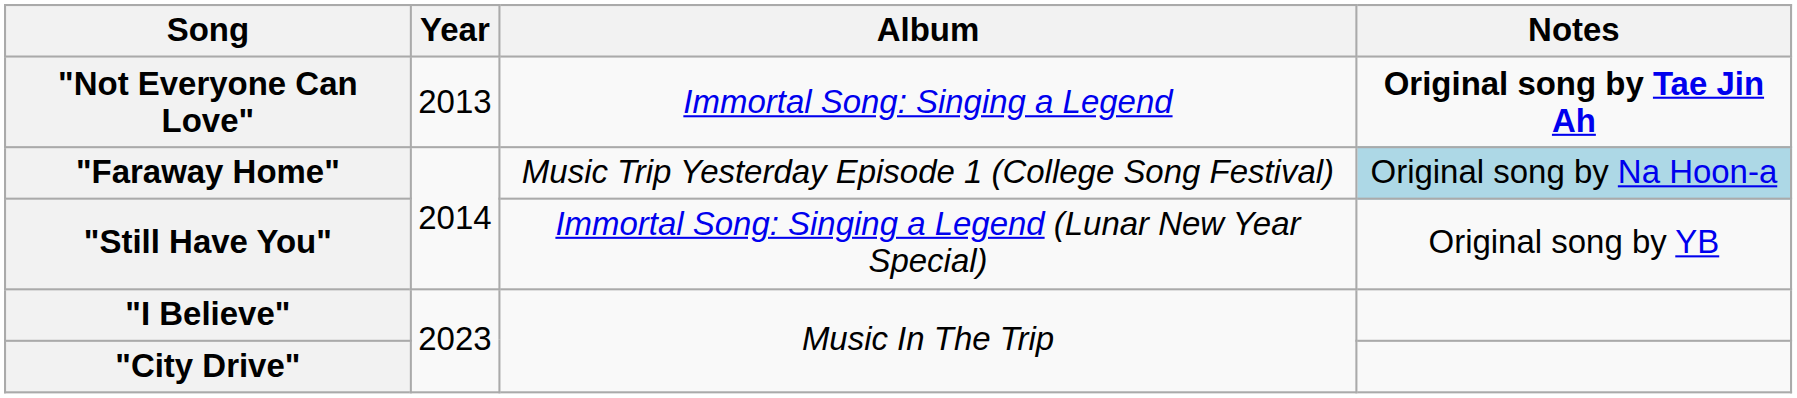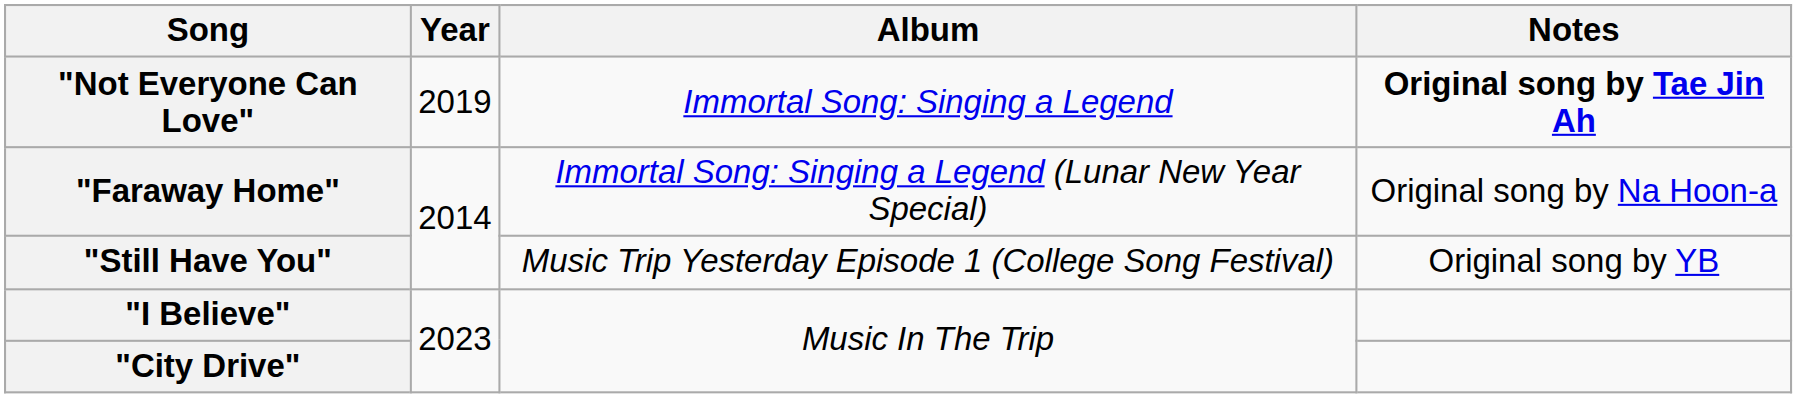(455, 101) 2013 -> (455, 101) 2019
(928, 172) Music Trip Yesterday Episode 1 (College Song Festival) -> (928, 190) Immortal Song: Singing a Legend (Lunar New Year Special)
(1574, 172) lightblue background -> (1574, 190) no background
(928, 243) Immortal Song: Singing a Legend (Lunar New Year Special) -> (928, 261) Music Trip Yesterday Episode 1 (College Song Festival)
